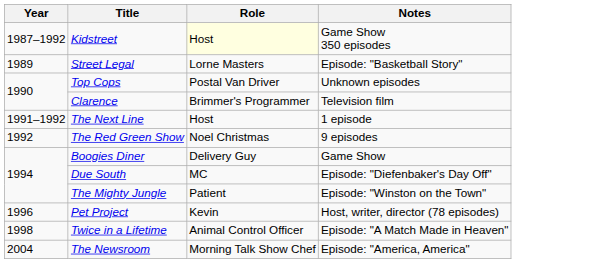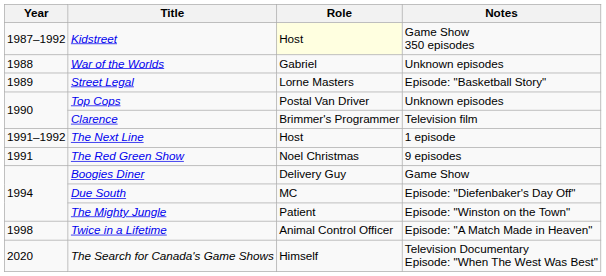+ row: (118, 63)
(20, 138) 1992 -> (20, 156) 1991
- row: (99, 212)
- row: (111, 249)
+ row: (172, 255)
